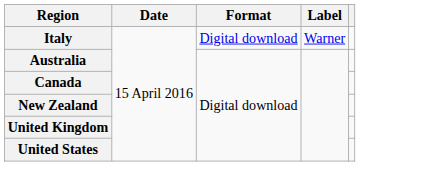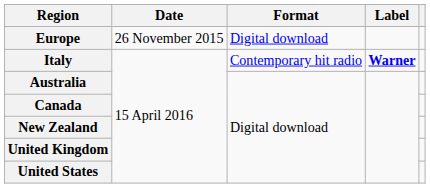+ row: (58, 37)
(249, 37) Digital download -> (296, 60) Contemporary hit radio
(325, 37) normal -> (392, 60) bold
